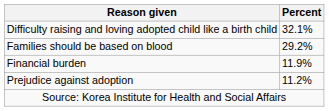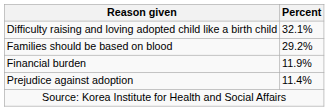(297, 81) 11.2% -> (297, 81) 11.4%
